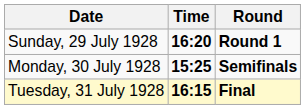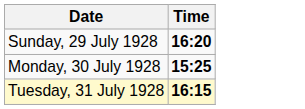- column: (258, 16)
